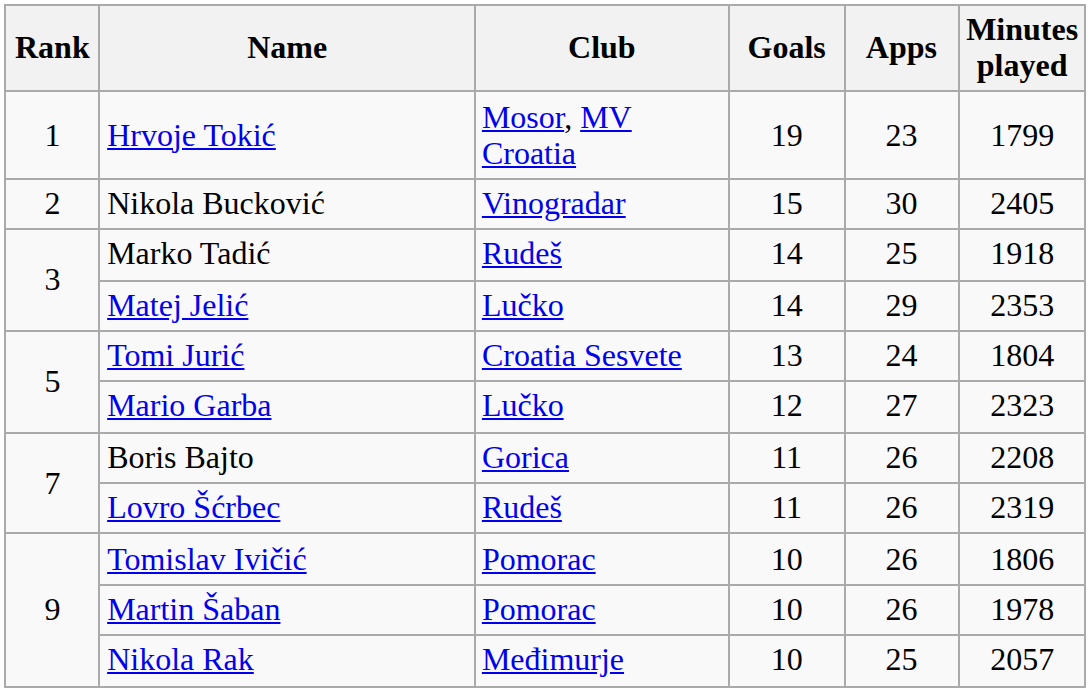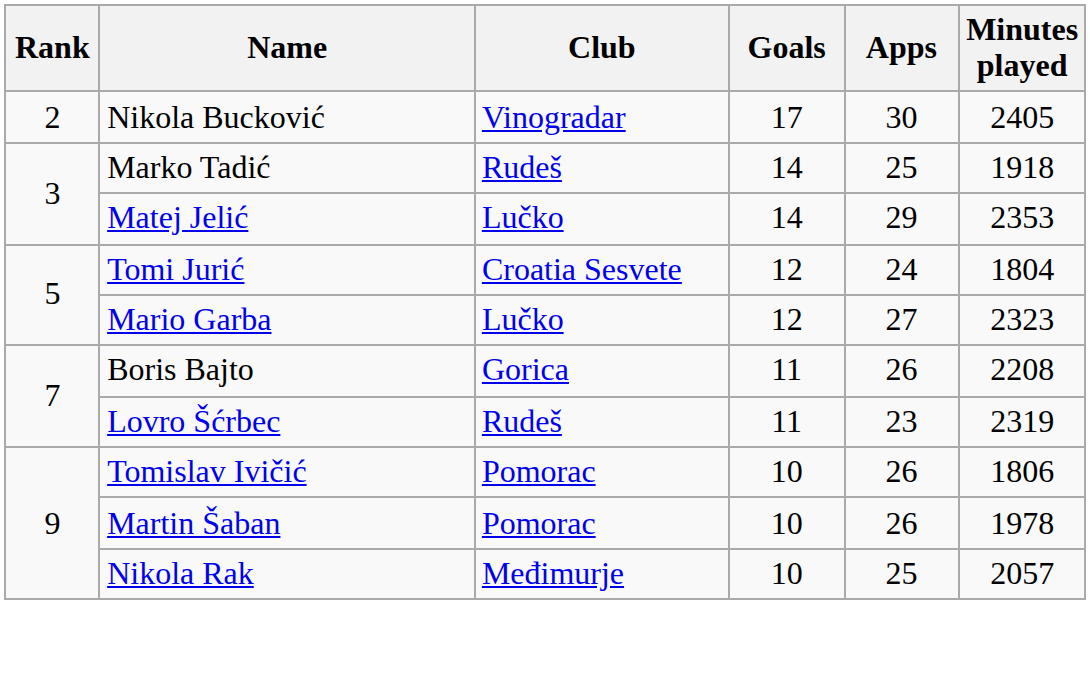- row: (191, 134)
(787, 203) 15 -> (787, 116) 17
(787, 355) 13 -> (787, 268) 12
(901, 507) 26 -> (901, 421) 23
